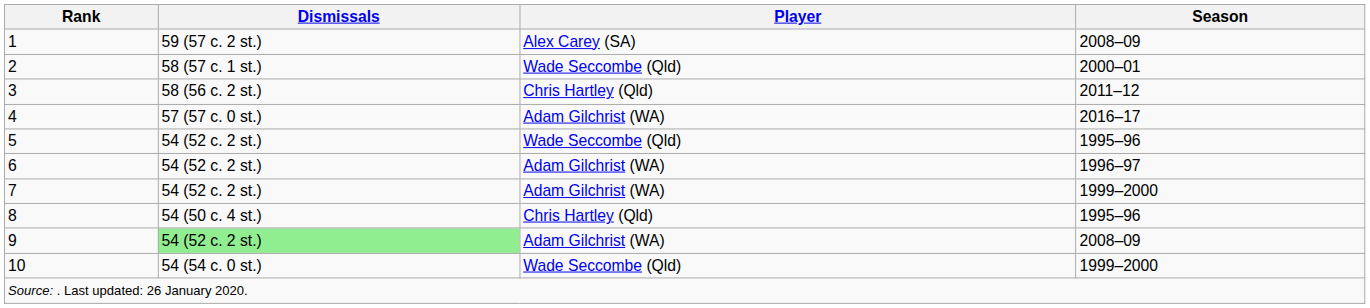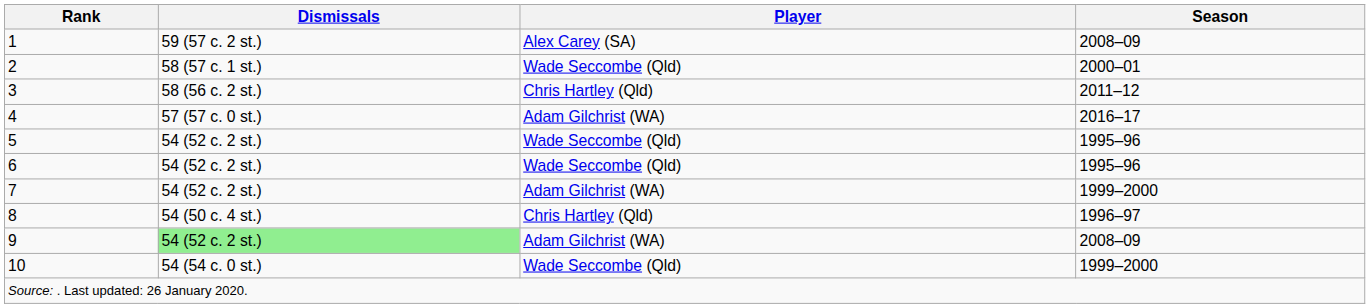(594, 166) Adam Gilchrist (WA) -> (602, 166) Wade Seccombe (Qld)
(1110, 166) 1996–97 -> (1110, 166) 1995–96
(1110, 215) 1995–96 -> (1110, 215) 1996–97
